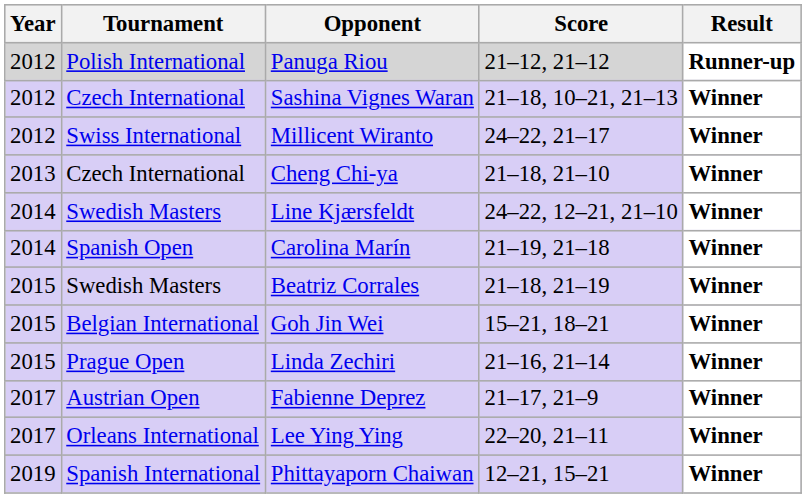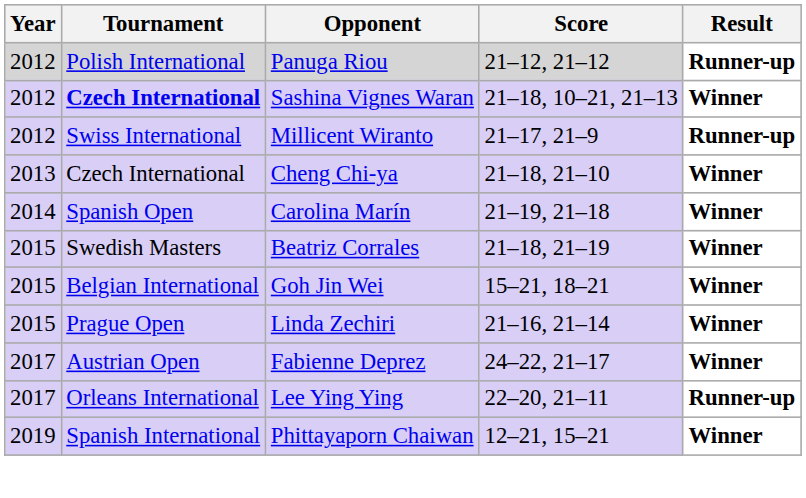(156, 98) normal -> (163, 98) bold
(547, 136) 24–22, 21–17 -> (541, 136) 21–17, 21–9
(726, 136) Winner -> (742, 136) Runner-up
- row: (342, 211)
(541, 398) 21–17, 21–9 -> (547, 361) 24–22, 21–17
(726, 436) Winner -> (742, 398) Runner-up
